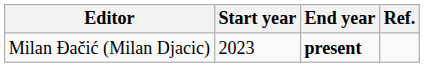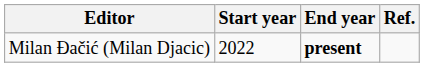(236, 47) 2023 -> (236, 47) 2022
